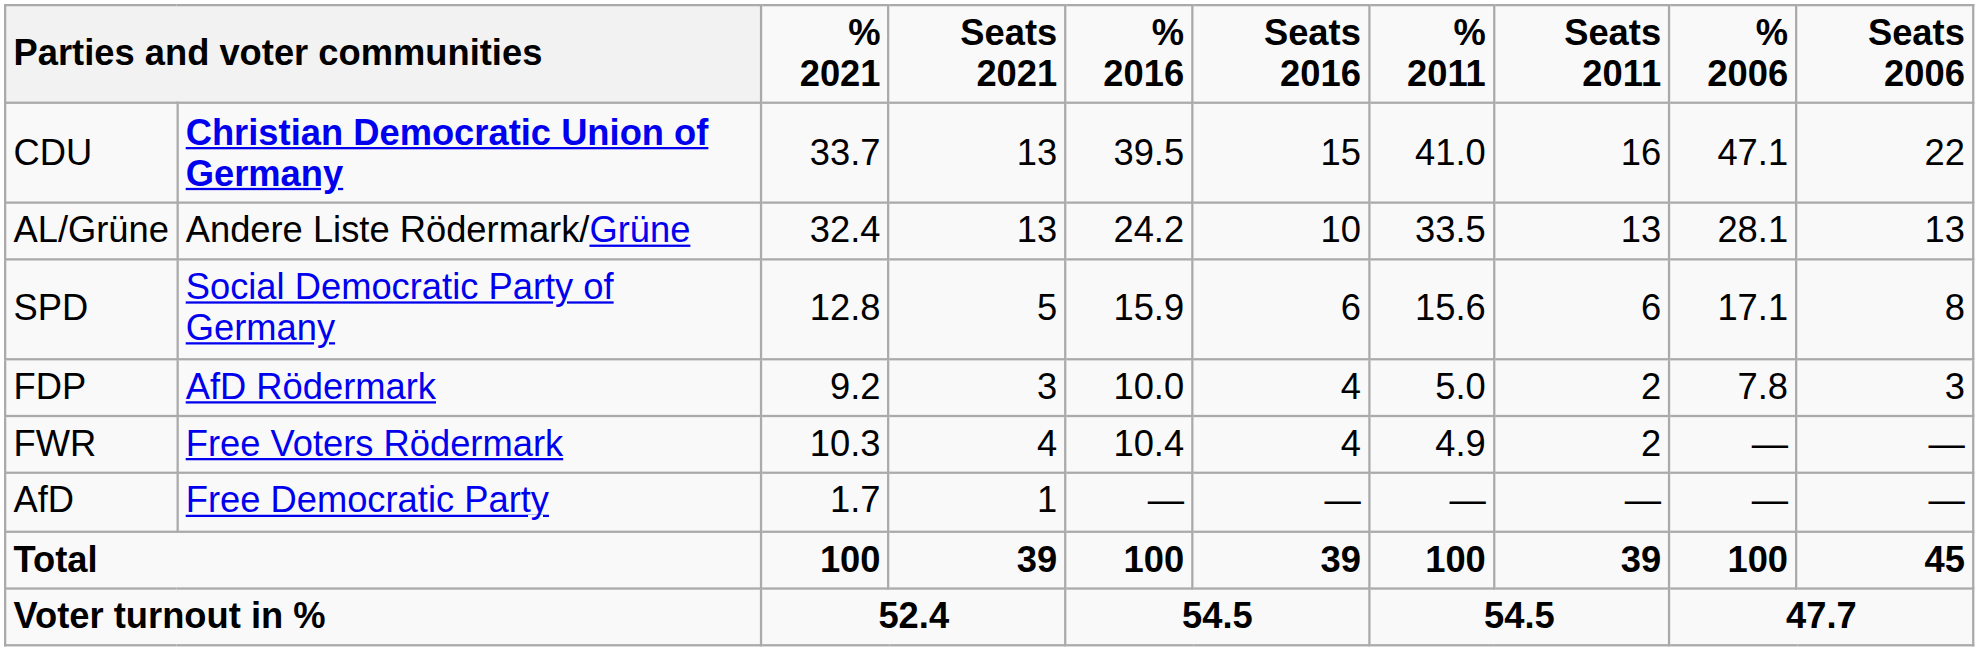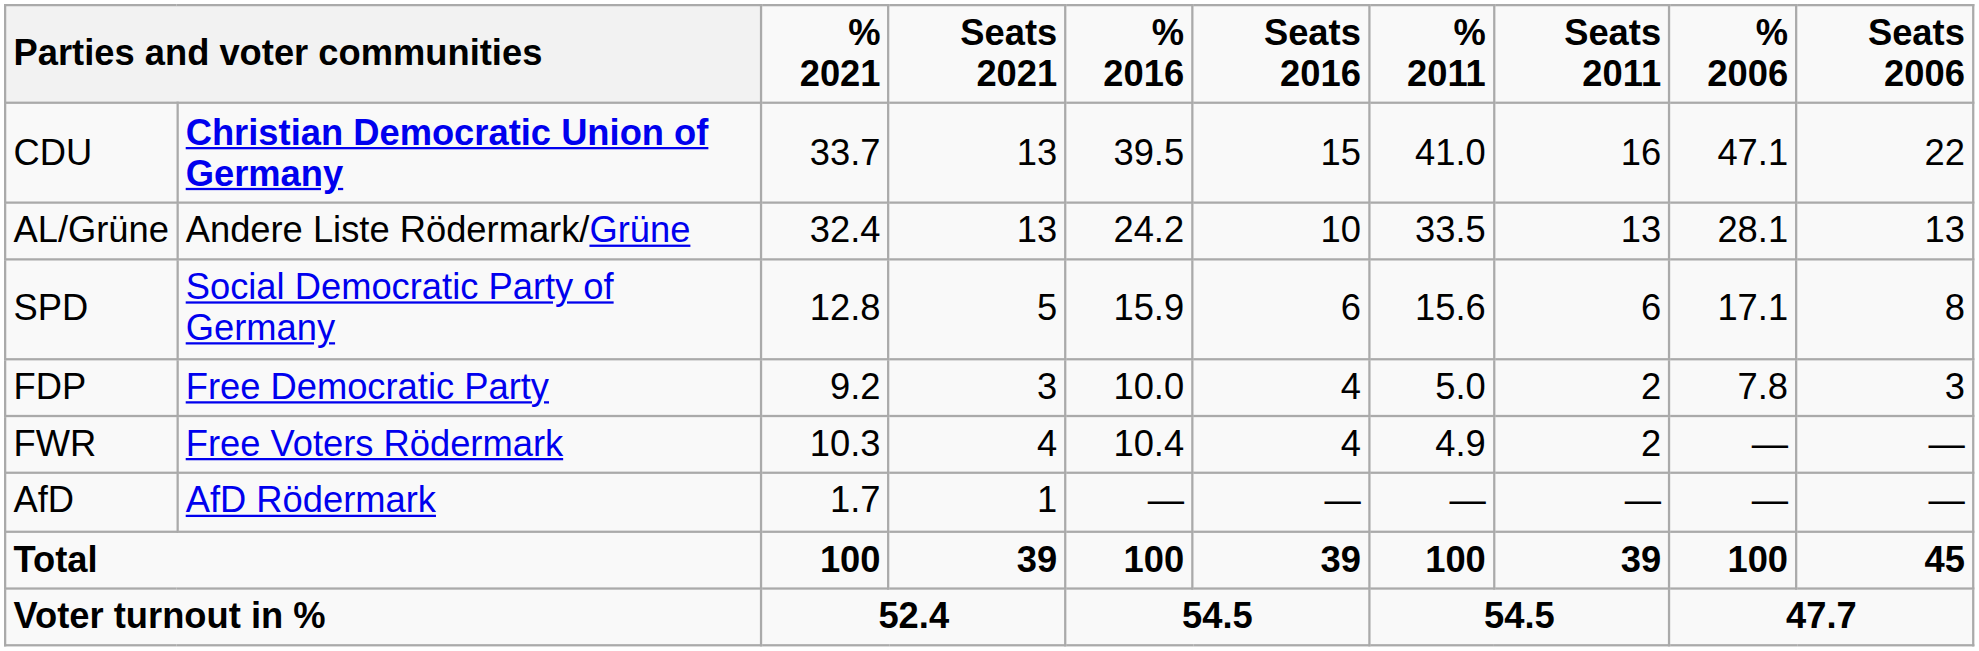(311, 386) AfD Rödermark -> (367, 386) Free Democratic Party
(367, 501) Free Democratic Party -> (311, 501) AfD Rödermark
